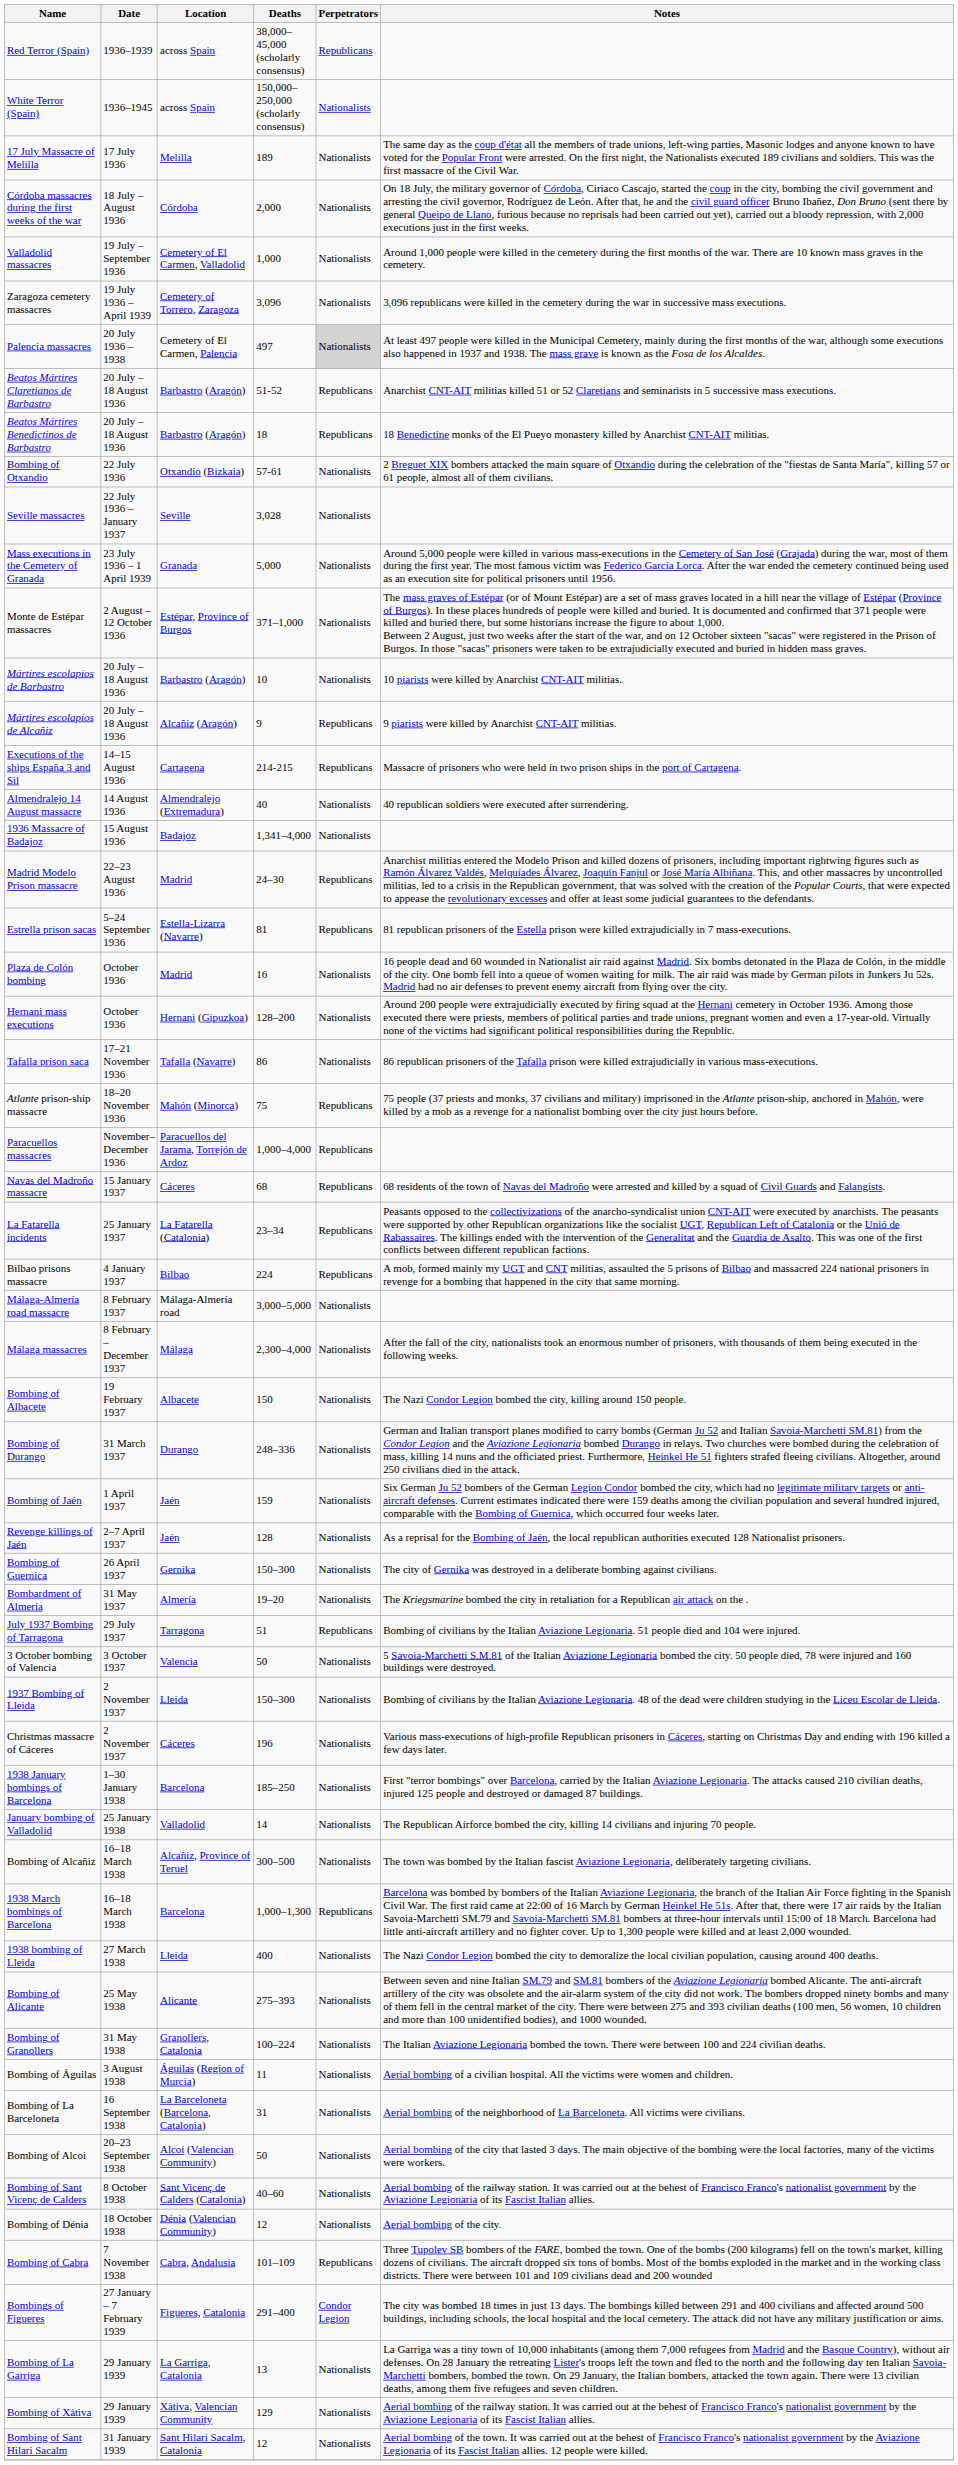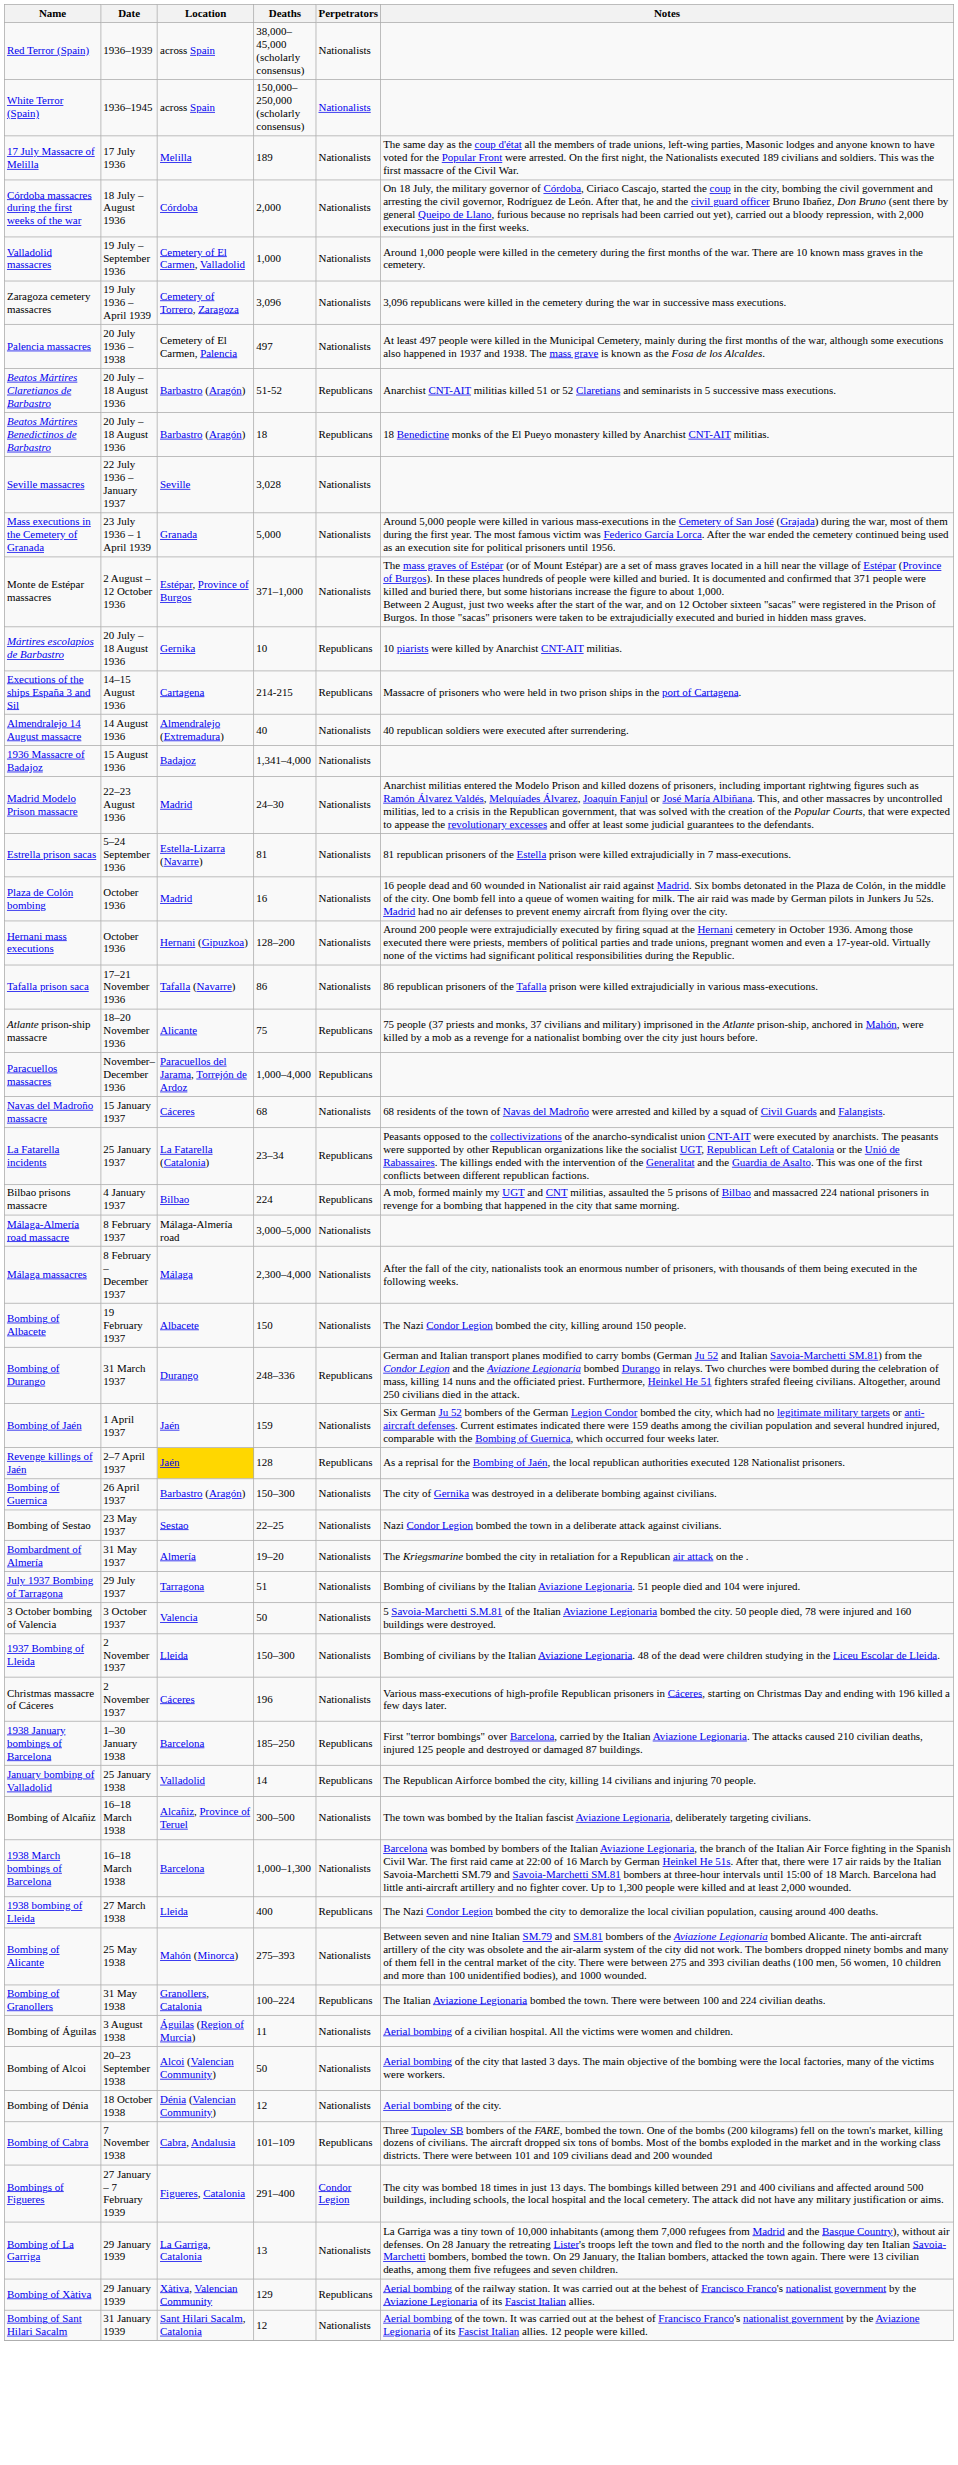(346, 51) Republicans -> (345, 51) Nationalists
(345, 346) lightgrey background -> (345, 346) no background
- row: (33, 472)
(203, 680) Barbastro (Aragón) -> (178, 649) Gernika
(345, 680) Nationalists -> (346, 649) Republicans
- row: (50, 723)
(346, 880) Republicans -> (345, 805) Nationalists
(346, 930) Republicans -> (345, 855) Nationalists
(199, 1106) Mahón (Minorca) -> (179, 1031) Alicante
(346, 1187) Republicans -> (345, 1112) Nationalists
(345, 1450) Nationalists -> (346, 1375) Republicans
(170, 1538) no background -> (170, 1463) gold background
(345, 1538) Nationalists -> (346, 1463) Republicans
(178, 1569) Gernika -> (203, 1494) Barbastro (Aragón)
+ row: (49, 1525)
(346, 1631) Republicans -> (345, 1587) Nationalists
(345, 1787) Nationalists -> (346, 1743) Republicans
(345, 1824) Nationalists -> (346, 1781) Republicans
(346, 1912) Republicans -> (345, 1868) Nationalists
(345, 1956) Nationalists -> (346, 1912) Republicans
(179, 2000) Alicante -> (199, 1956) Mahón (Minorca)
(345, 2044) Nationalists -> (346, 2000) Republicans
- row: (40, 2112)
- row: (47, 2194)
(345, 2413) Nationalists -> (346, 2294) Republicans
